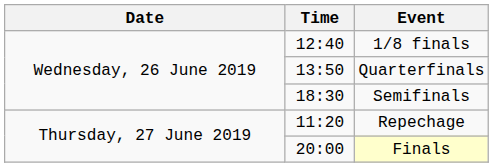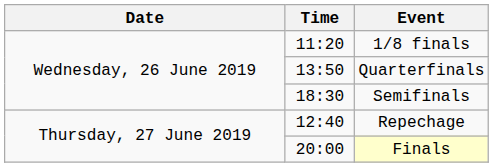(320, 44) 12:40 -> (320, 44) 11:20
(320, 123) 11:20 -> (320, 123) 12:40
